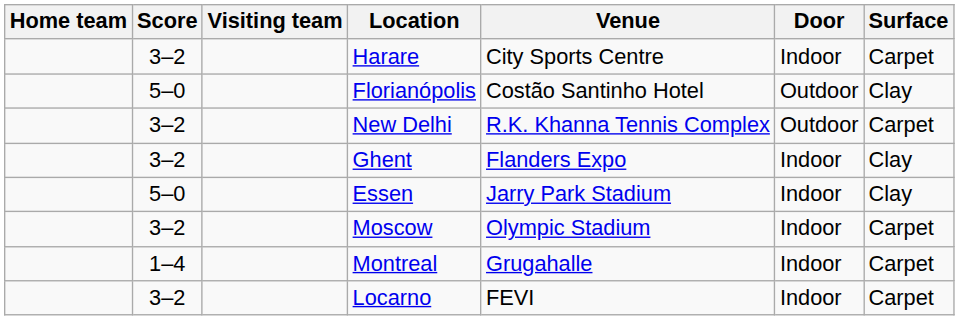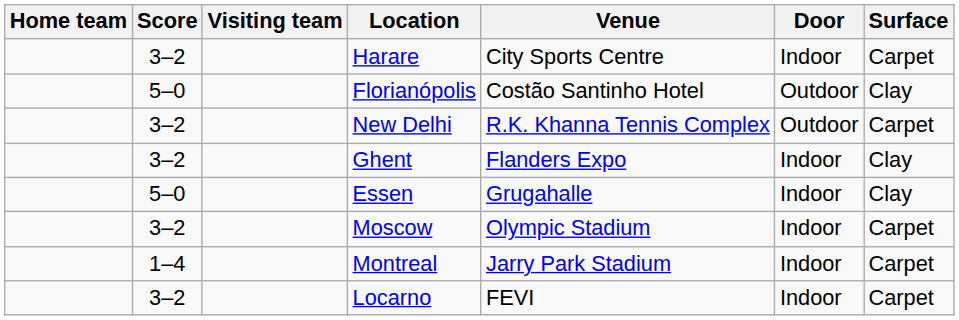(579, 194) Jarry Park Stadium -> (539, 194) Grugahalle
(539, 263) Grugahalle -> (579, 263) Jarry Park Stadium
